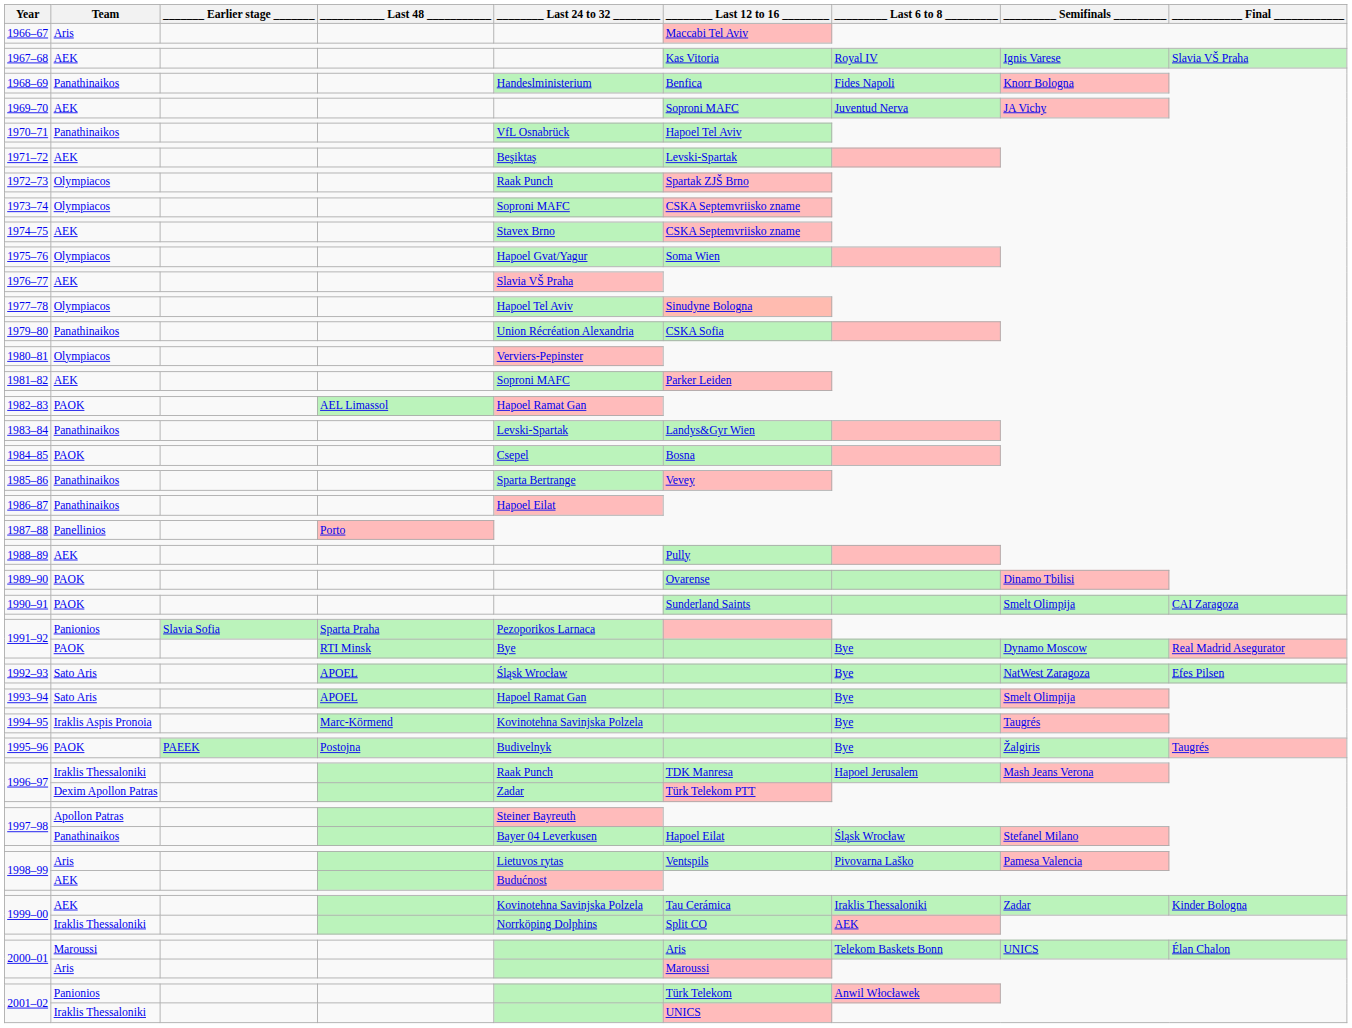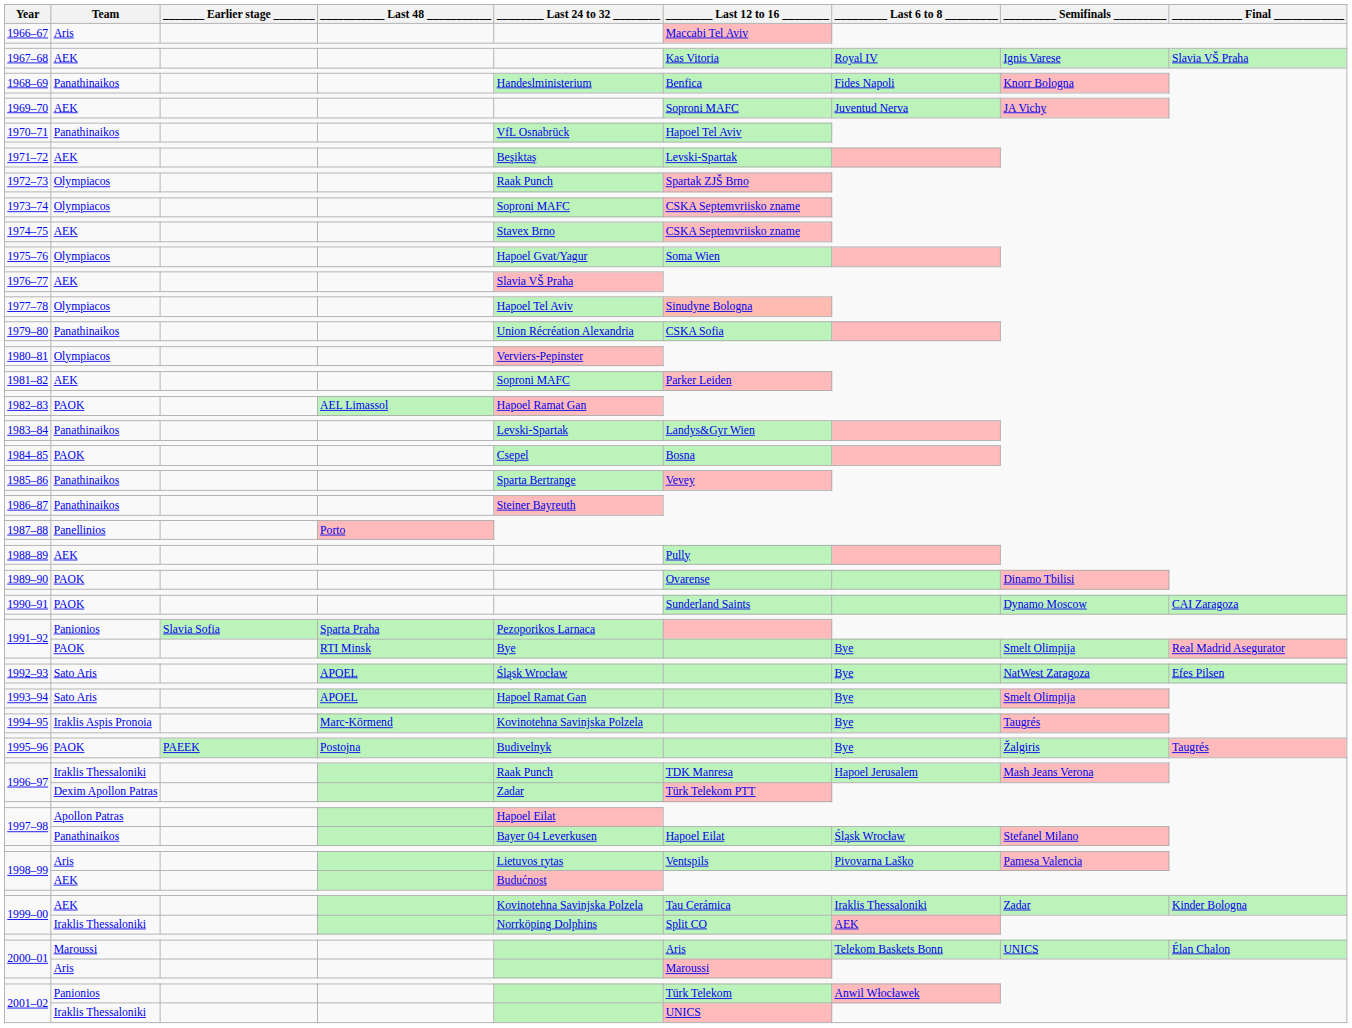(526, 504) Hapoel Eilat -> (536, 504) Steiner Bayreuth
(1039, 604) Smelt Olimpija -> (1045, 604) Dynamo Moscow
(1045, 648) Dynamo Moscow -> (1039, 648) Smelt Olimpija
(536, 816) Steiner Bayreuth -> (526, 816) Hapoel Eilat
